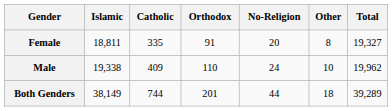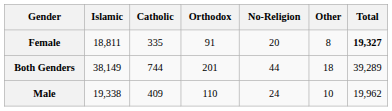(367, 42) normal -> (367, 42) bold
rows swapped: (44, 68) <-> (44, 93)
